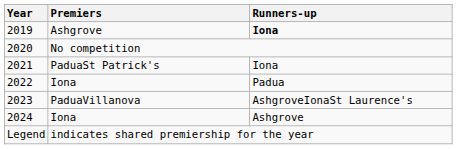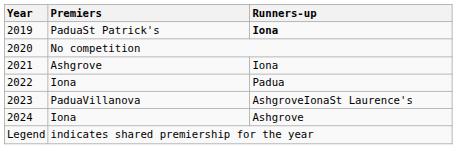(76, 30) Ashgrove -> (105, 30) PaduaSt Patrick's
(105, 65) PaduaSt Patrick's -> (76, 65) Ashgrove
